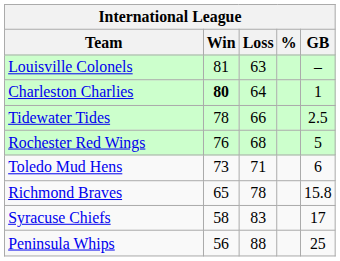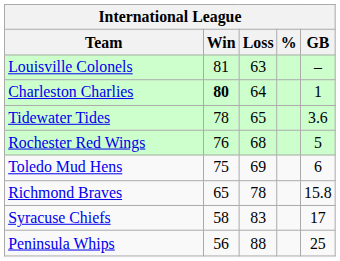(258, 117) 66 -> (258, 117) 65
(318, 117) 2.5 -> (318, 117) 3.6
(221, 167) 73 -> (221, 167) 75
(258, 167) 71 -> (258, 167) 69
